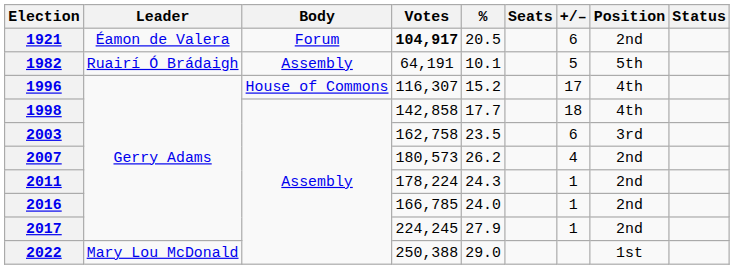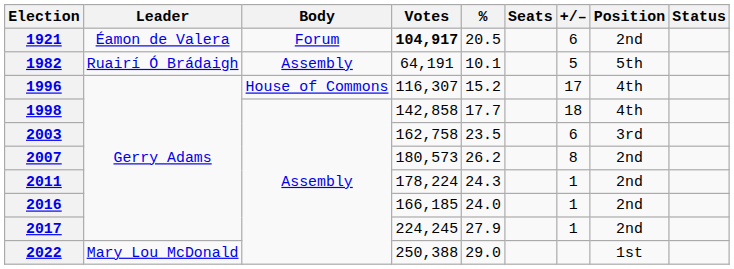(573, 158) 4 -> (573, 158) 8
(427, 205) 166,785 -> (427, 205) 166,185
